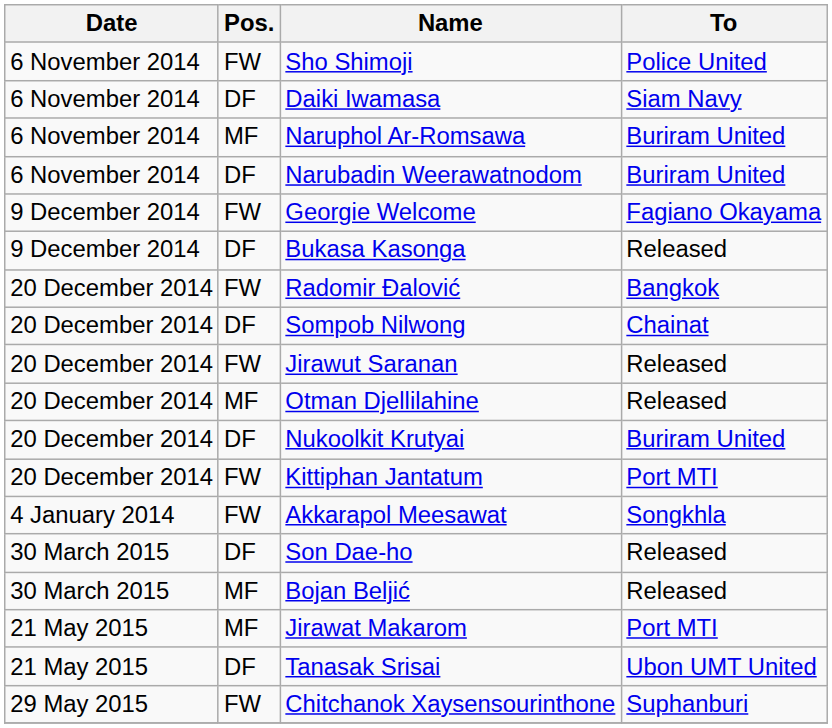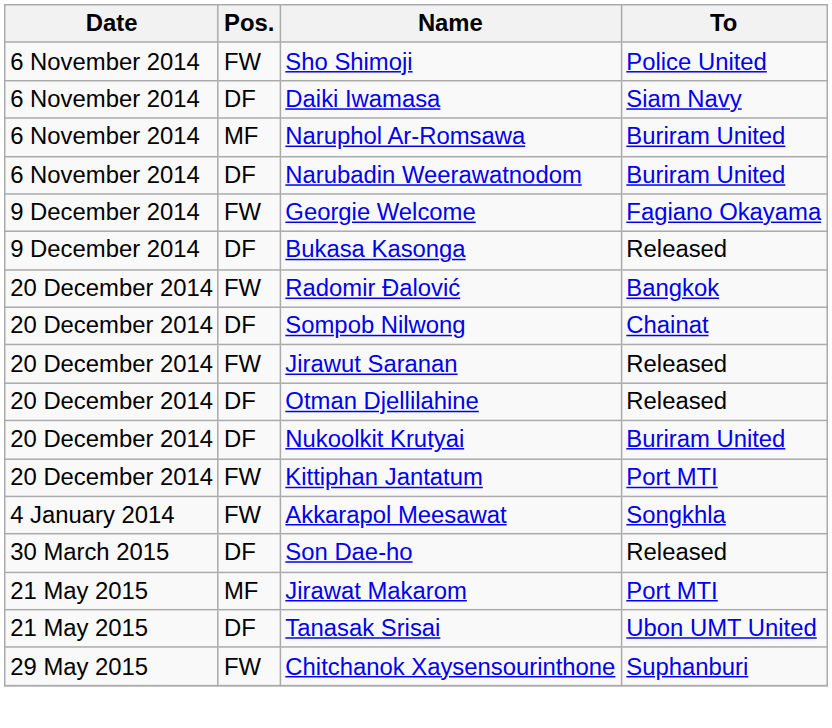(241, 401) MF -> (240, 401) DF
- row: (348, 590)
